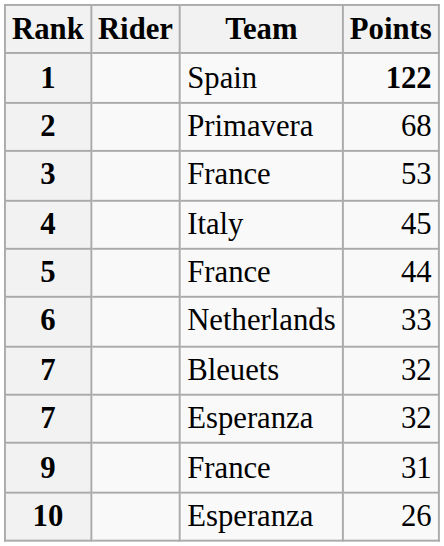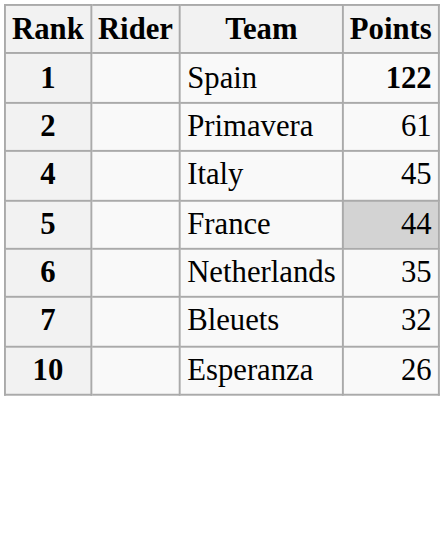(416, 126) 68 -> (416, 126) 61
- row: (48, 175)
(416, 272) no background -> (416, 223) lightgrey background
(416, 321) 33 -> (416, 272) 35
- row: (48, 418)
- row: (48, 467)
